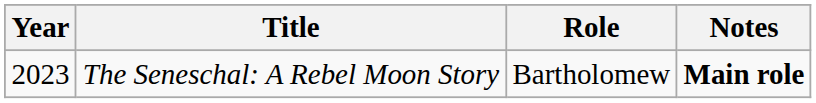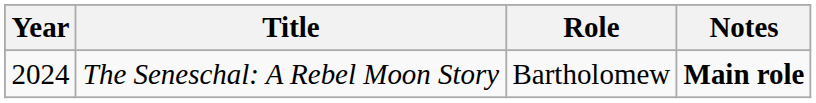(41, 73) 2023 -> (41, 73) 2024
